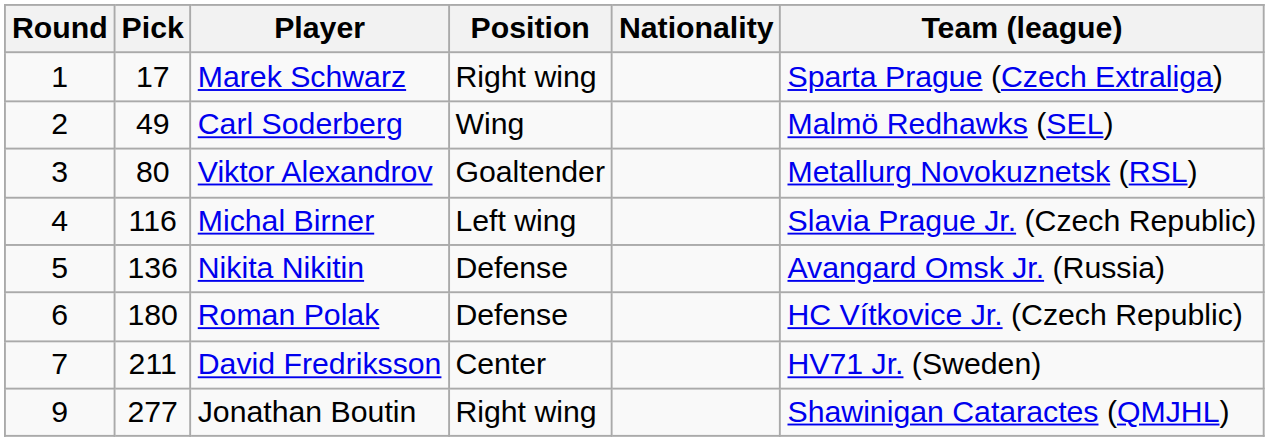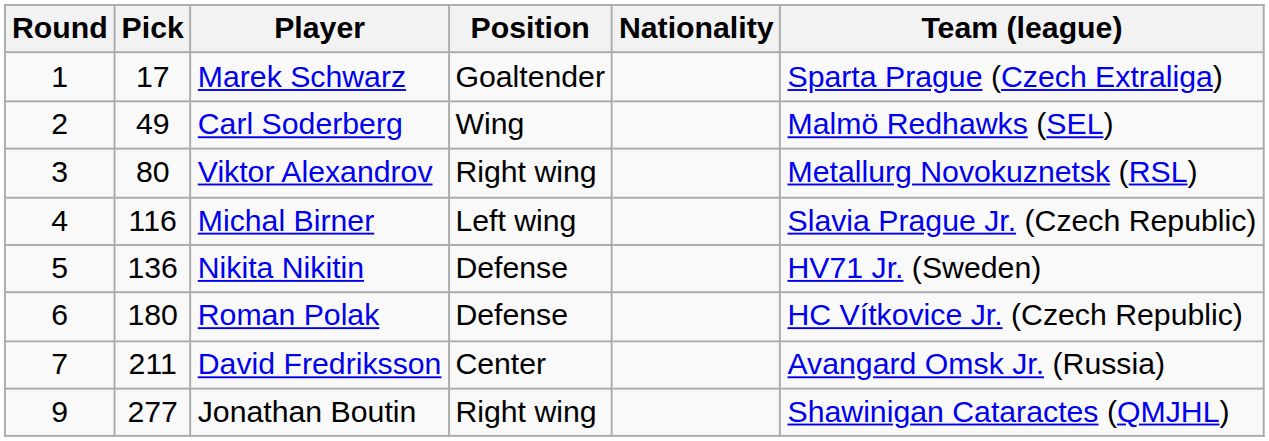(526, 76) Right wing -> (530, 76) Goaltender
(530, 172) Goaltender -> (526, 172) Right wing
(976, 268) Avangard Omsk Jr. (Russia) -> (914, 268) HV71 Jr. (Sweden)
(914, 364) HV71 Jr. (Sweden) -> (976, 364) Avangard Omsk Jr. (Russia)
